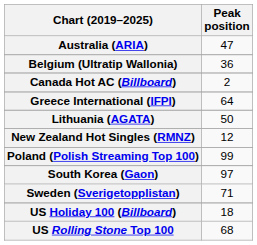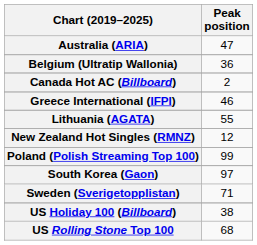(227, 100) 64 -> (227, 100) 46
(227, 119) 50 -> (227, 119) 55
(227, 212) 18 -> (227, 212) 38
